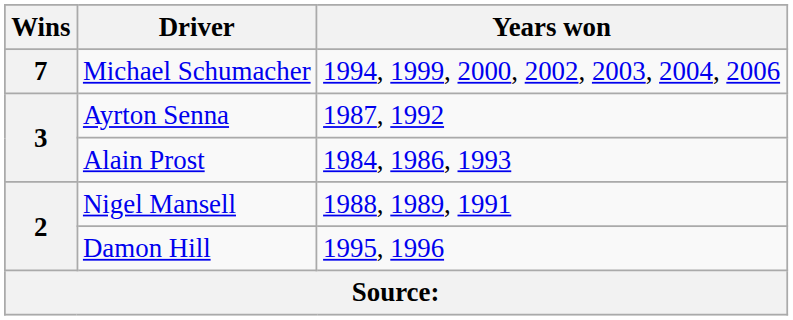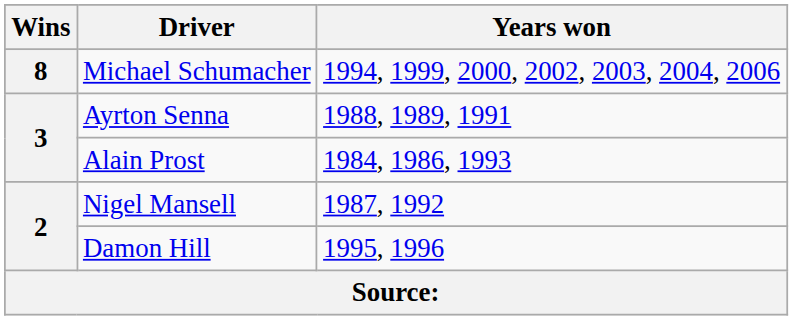(41, 71) 7 -> (41, 71) 8
(384, 115) 1987, 1992 -> (417, 115) 1988, 1989, 1991
(417, 204) 1988, 1989, 1991 -> (384, 204) 1987, 1992
